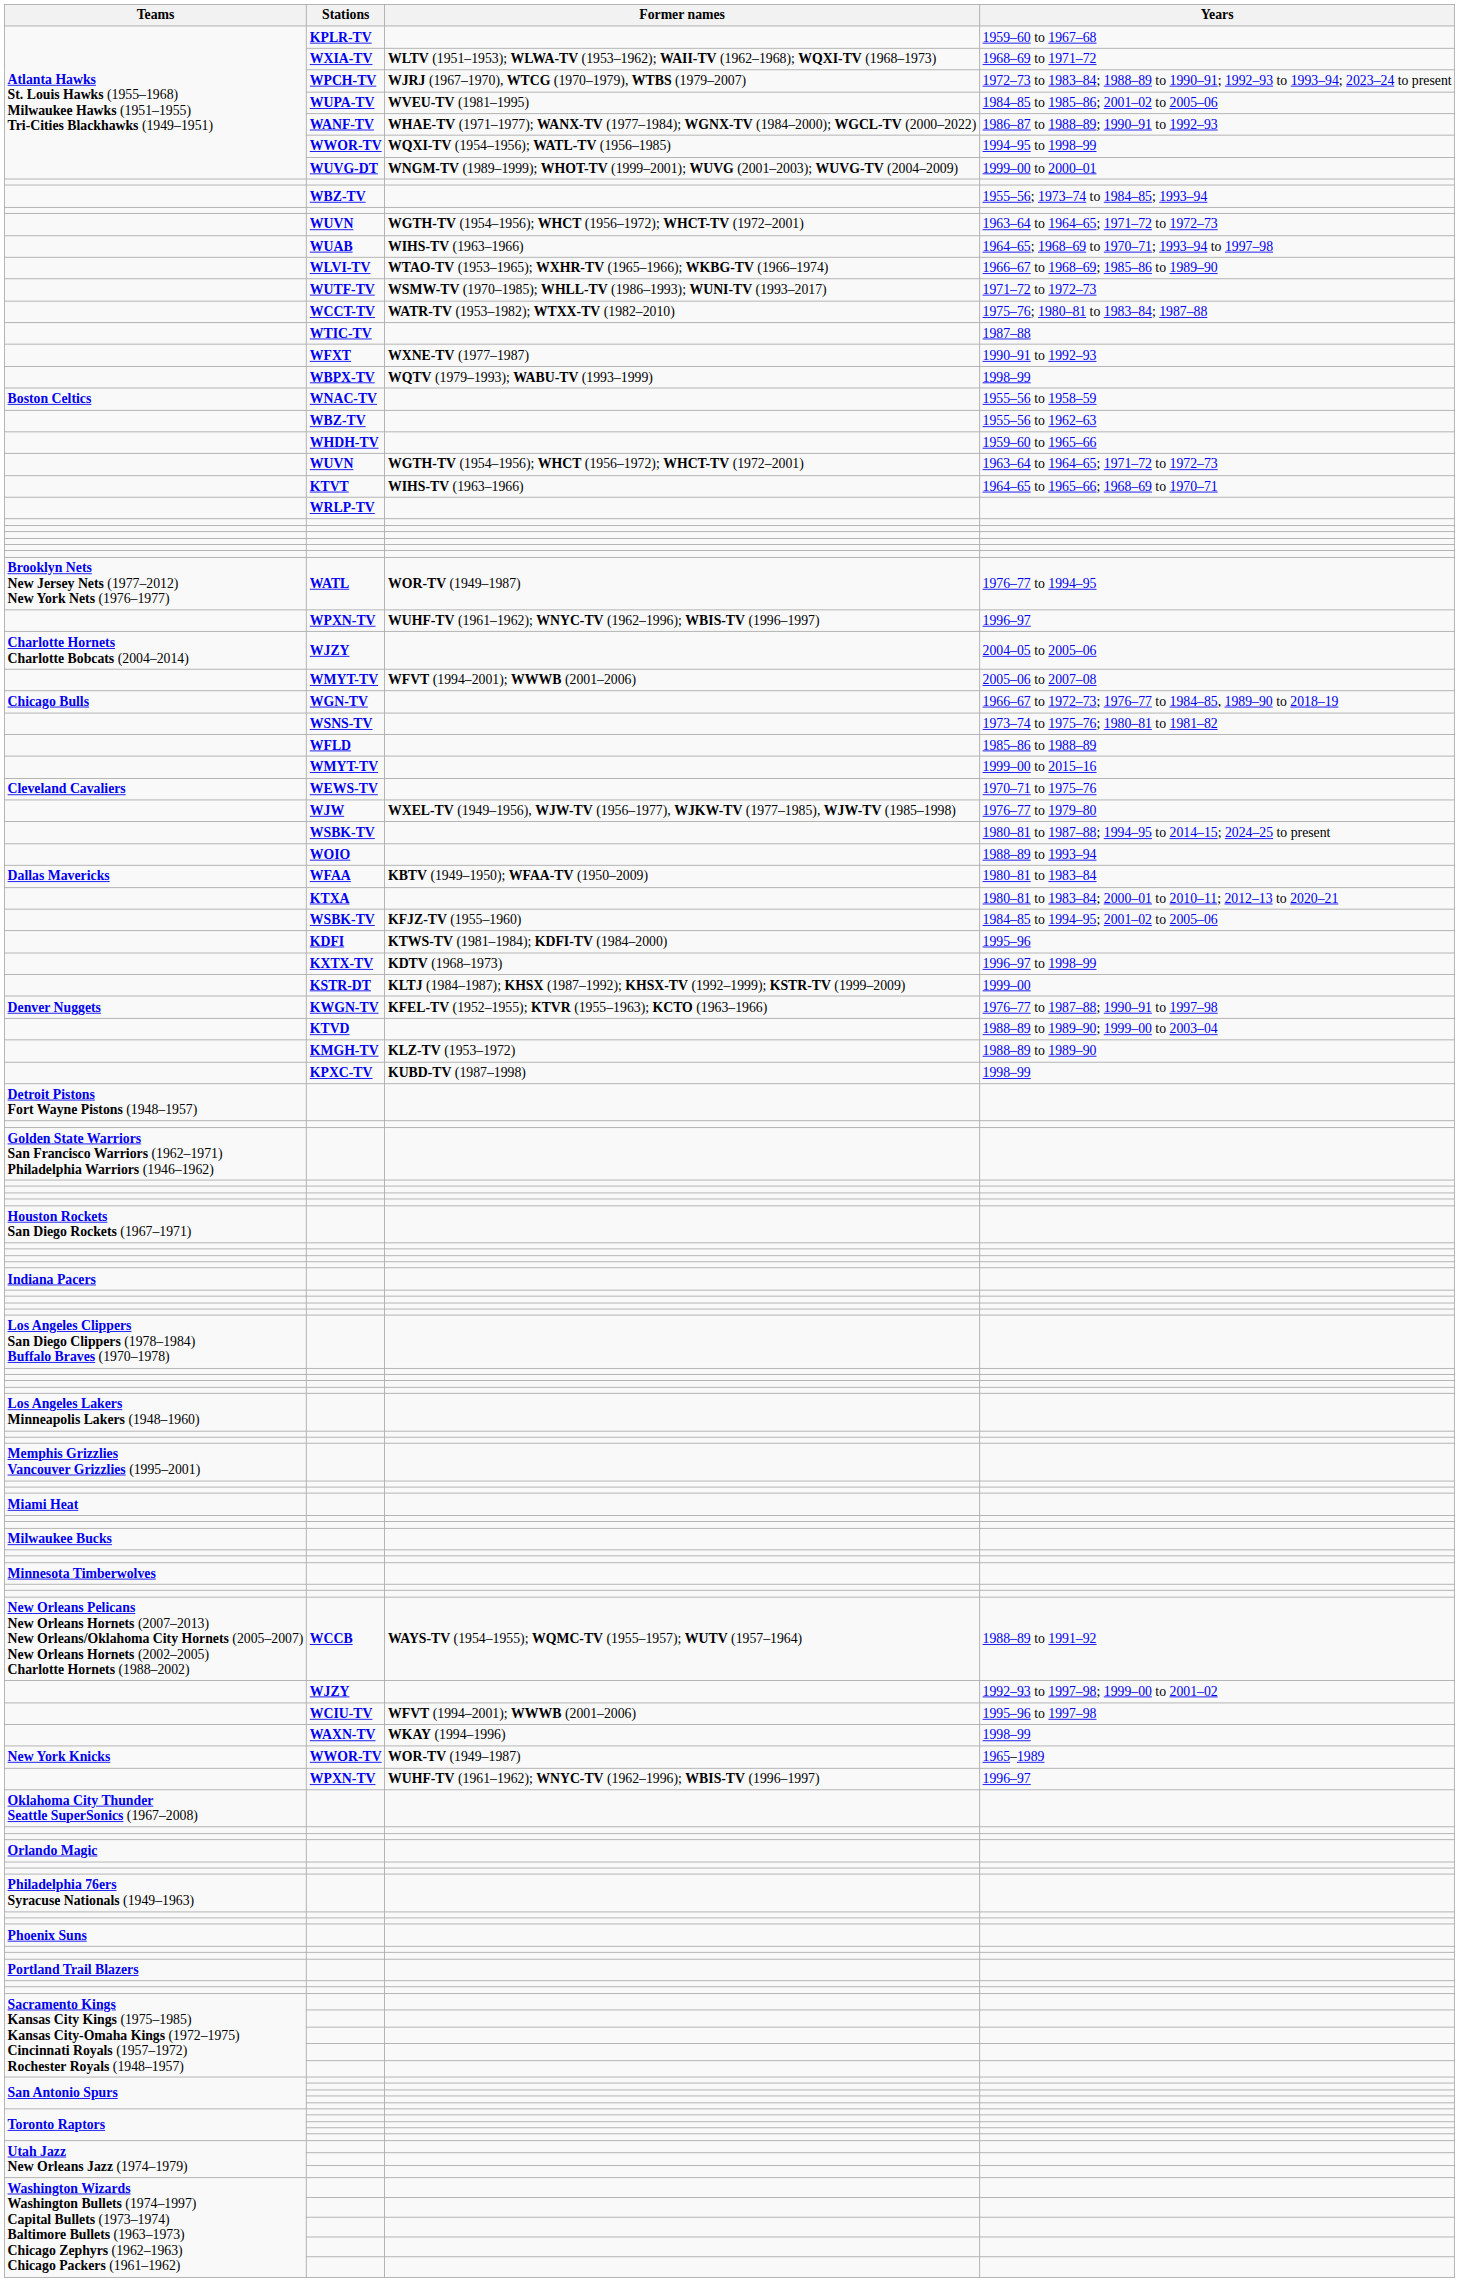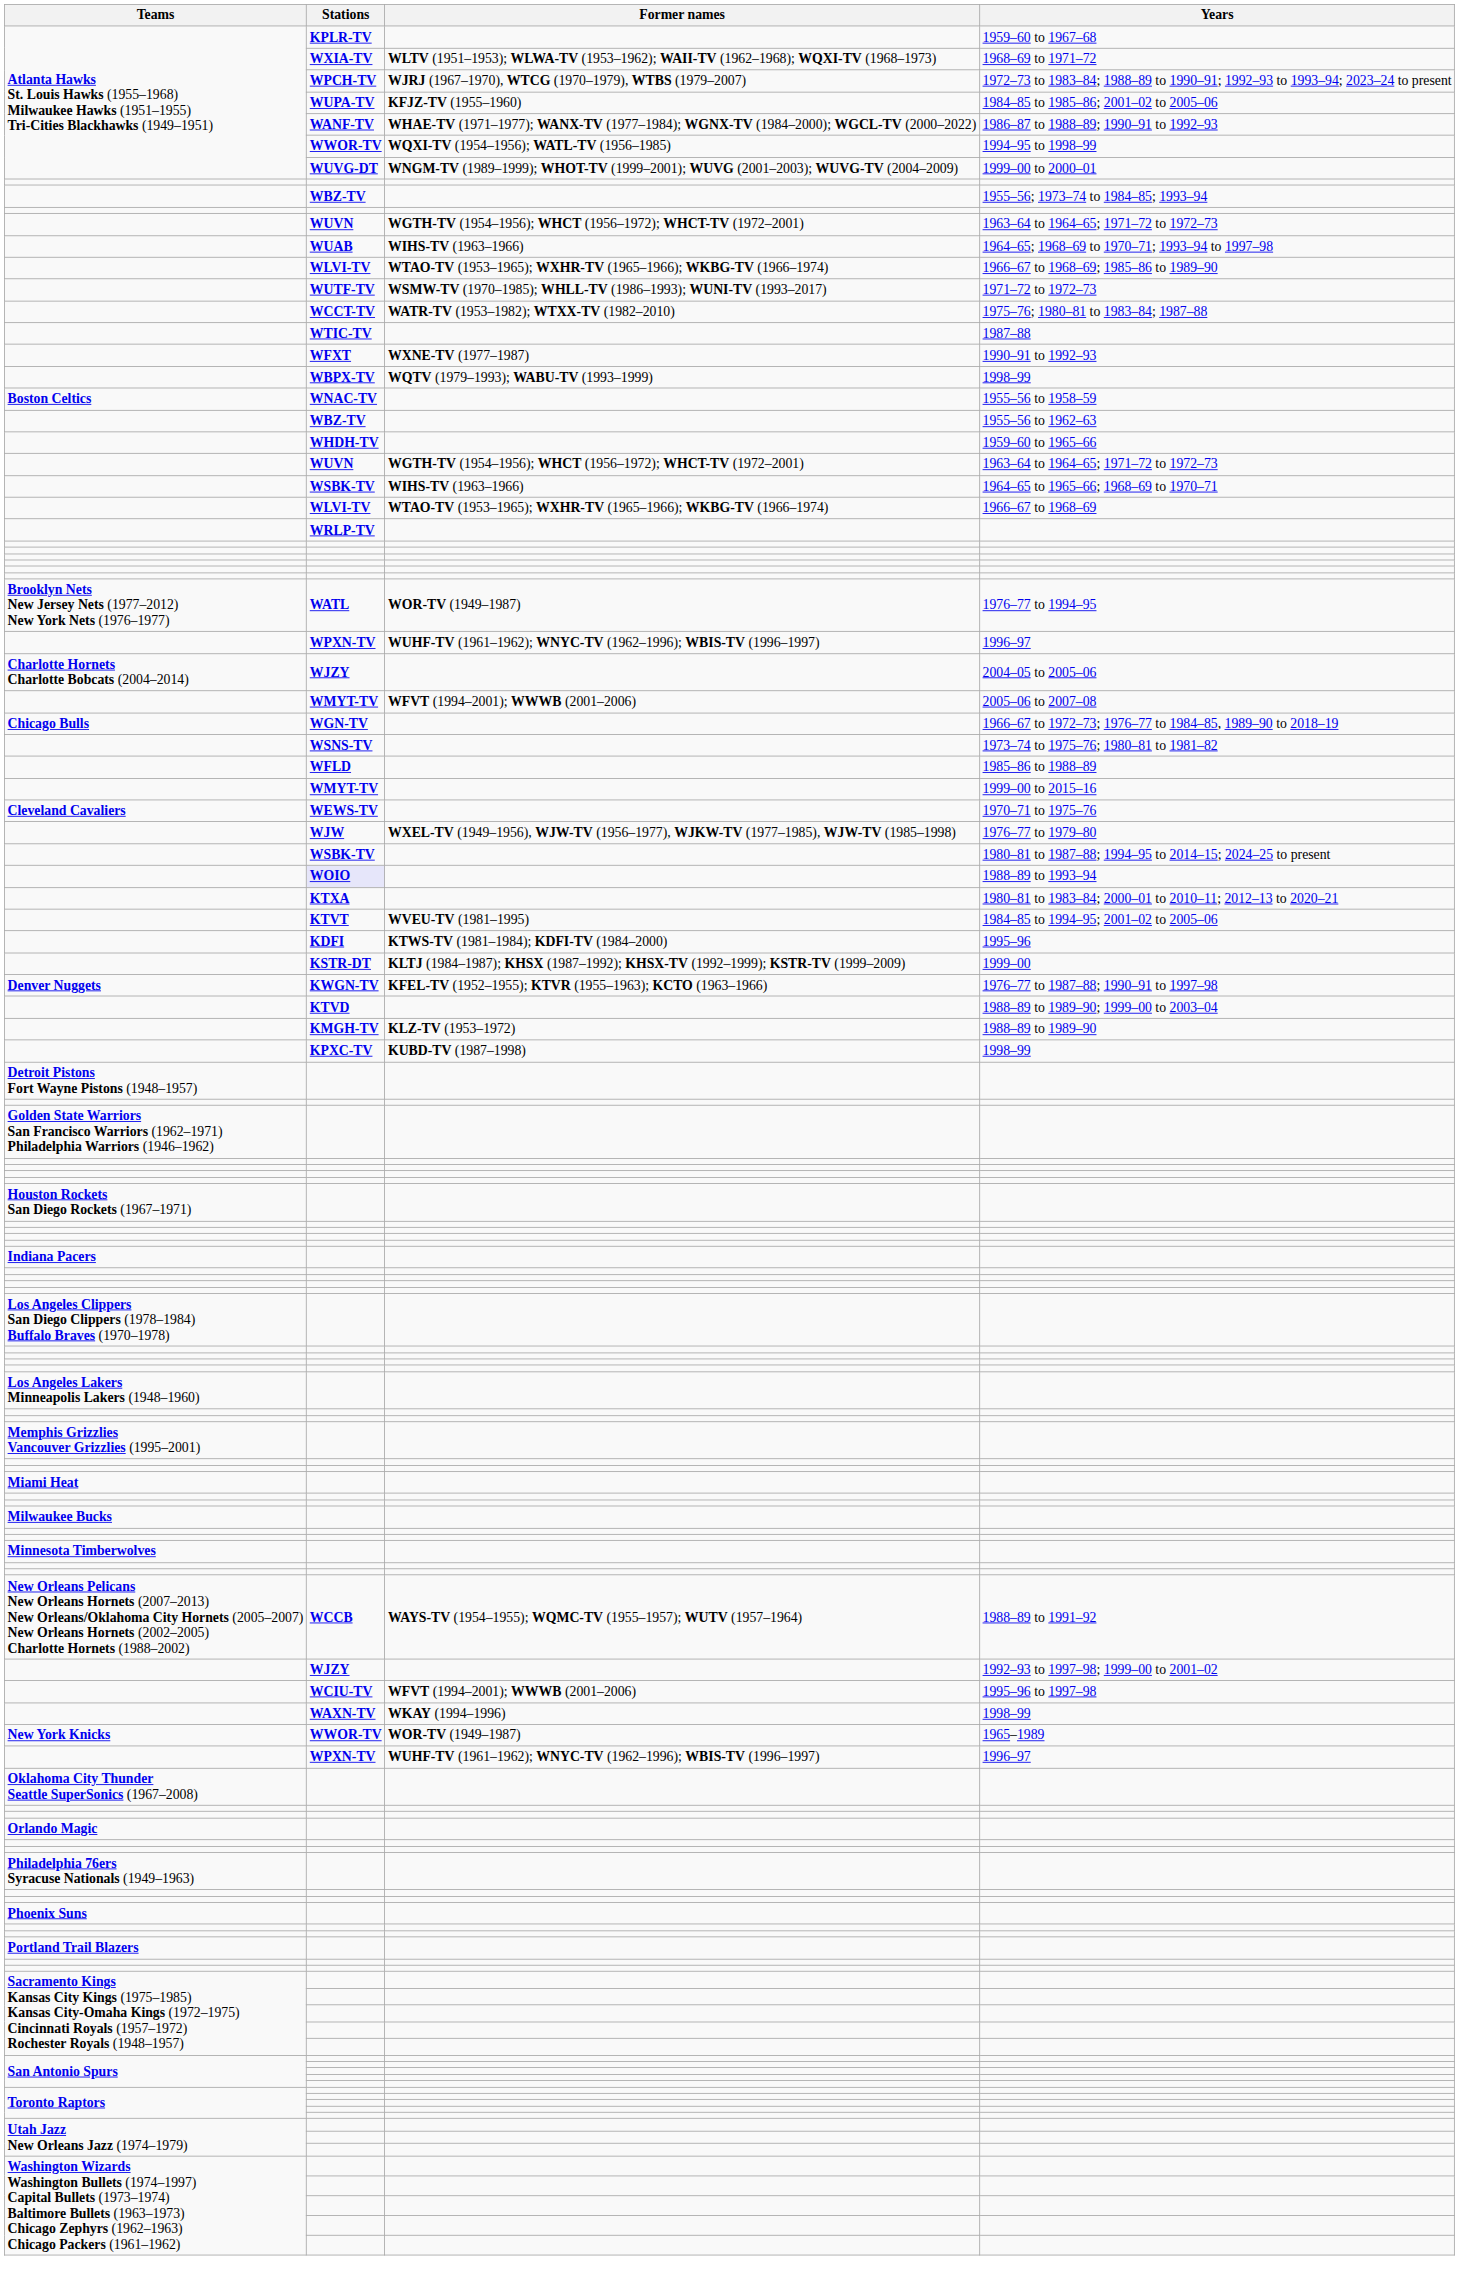(458, 102) WVEU-TV (1981–1995) -> (455, 102) KFJZ-TV (1955–1960)
(329, 486) KTVT -> (342, 486) WSBK-TV
+ row: (156, 508)
(330, 854) no background -> (330, 876) lavender background
- row: (59, 876)
(342, 920) WSBK-TV -> (329, 920) KTVT
(455, 920) KFJZ-TV (1955–1960) -> (458, 920) WVEU-TV (1981–1995)
- row: (156, 964)
